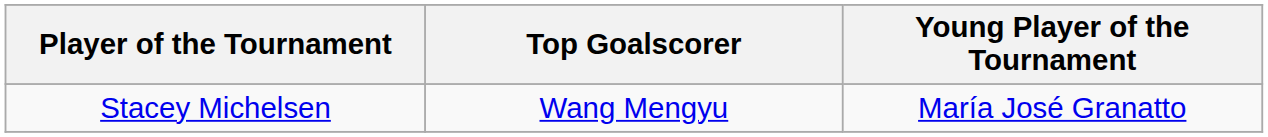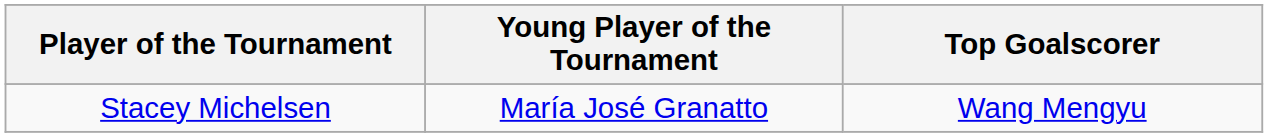columns swapped: (634, 44) <-> (1052, 44)
